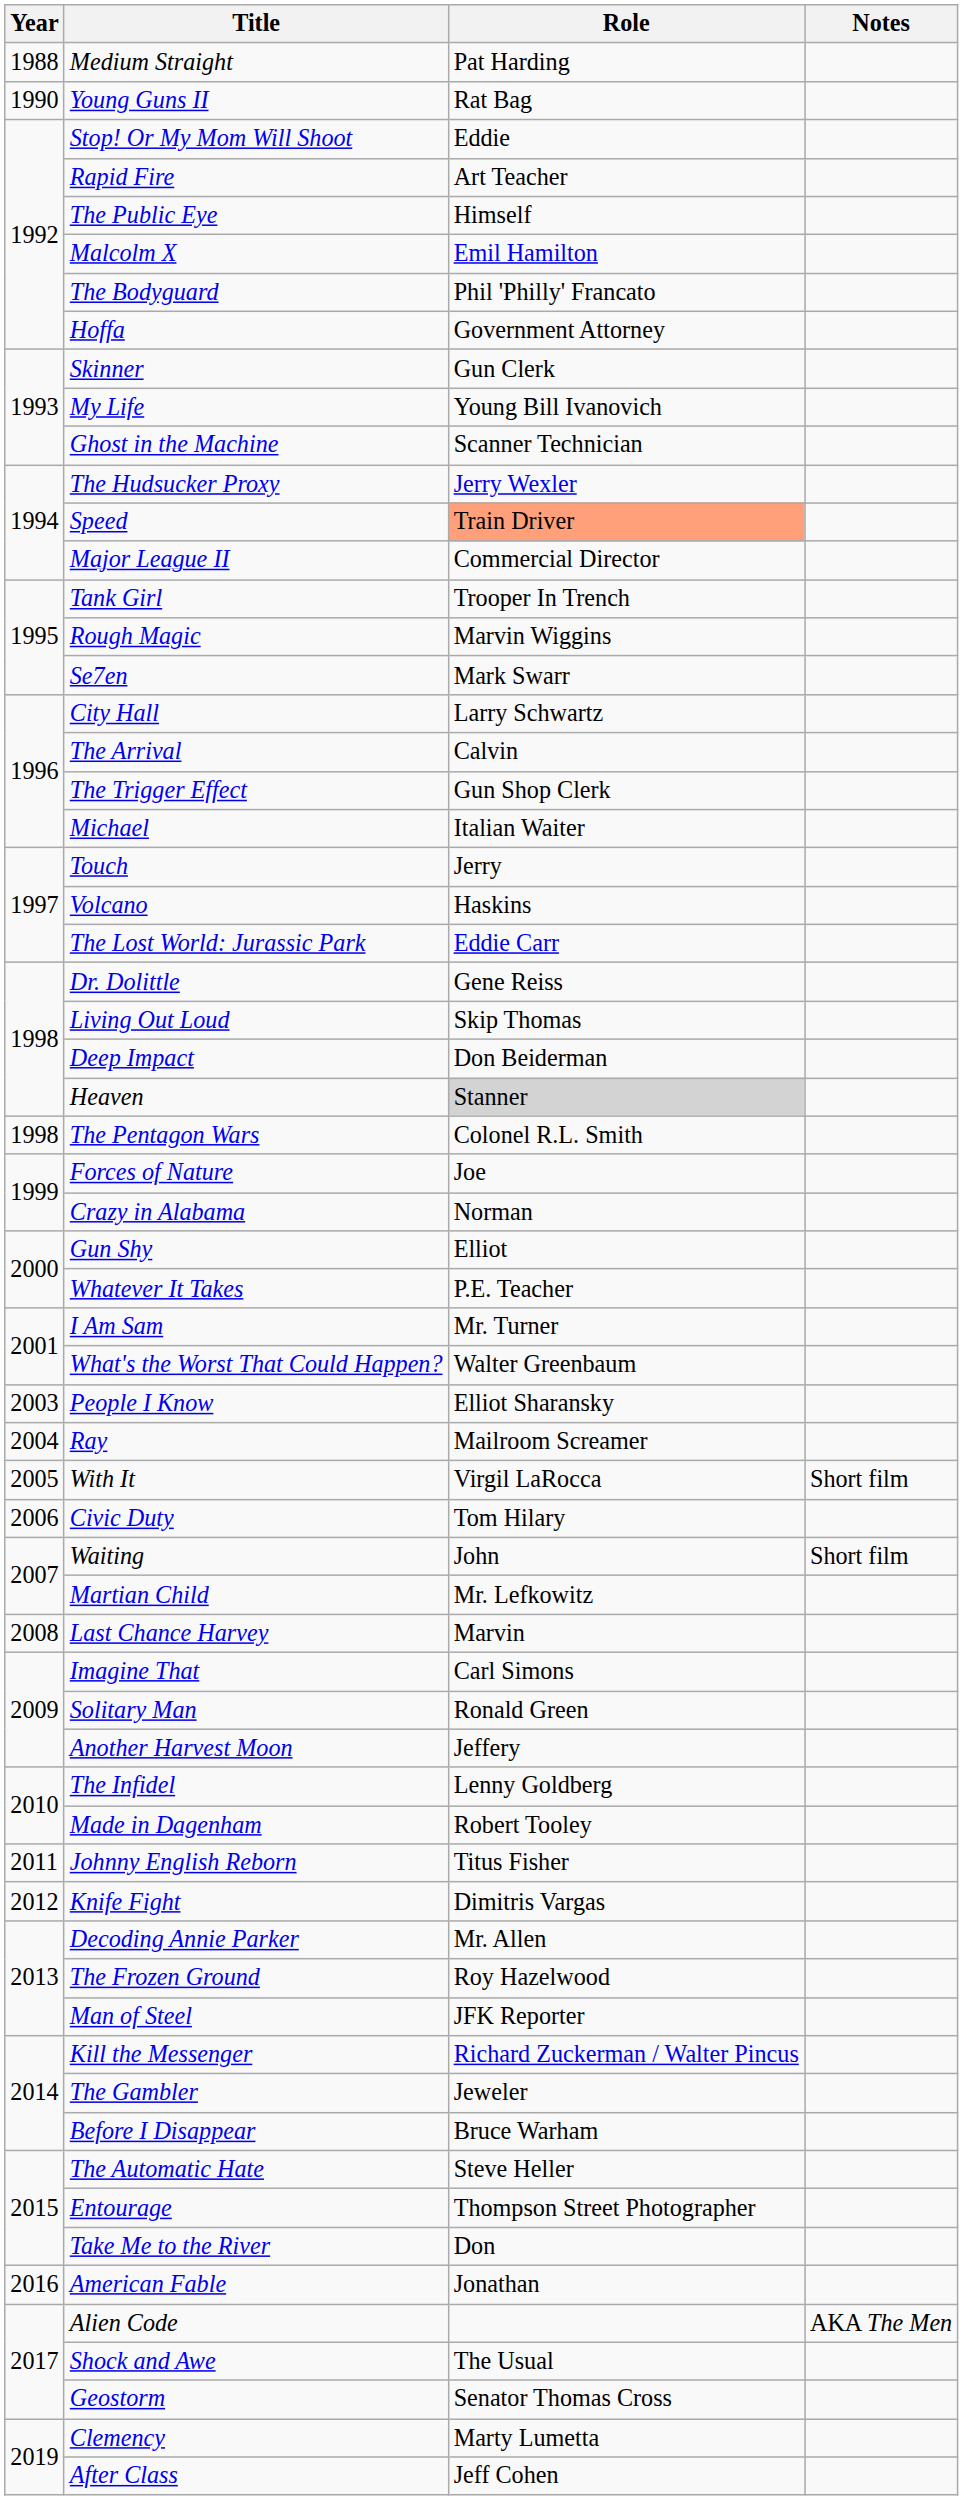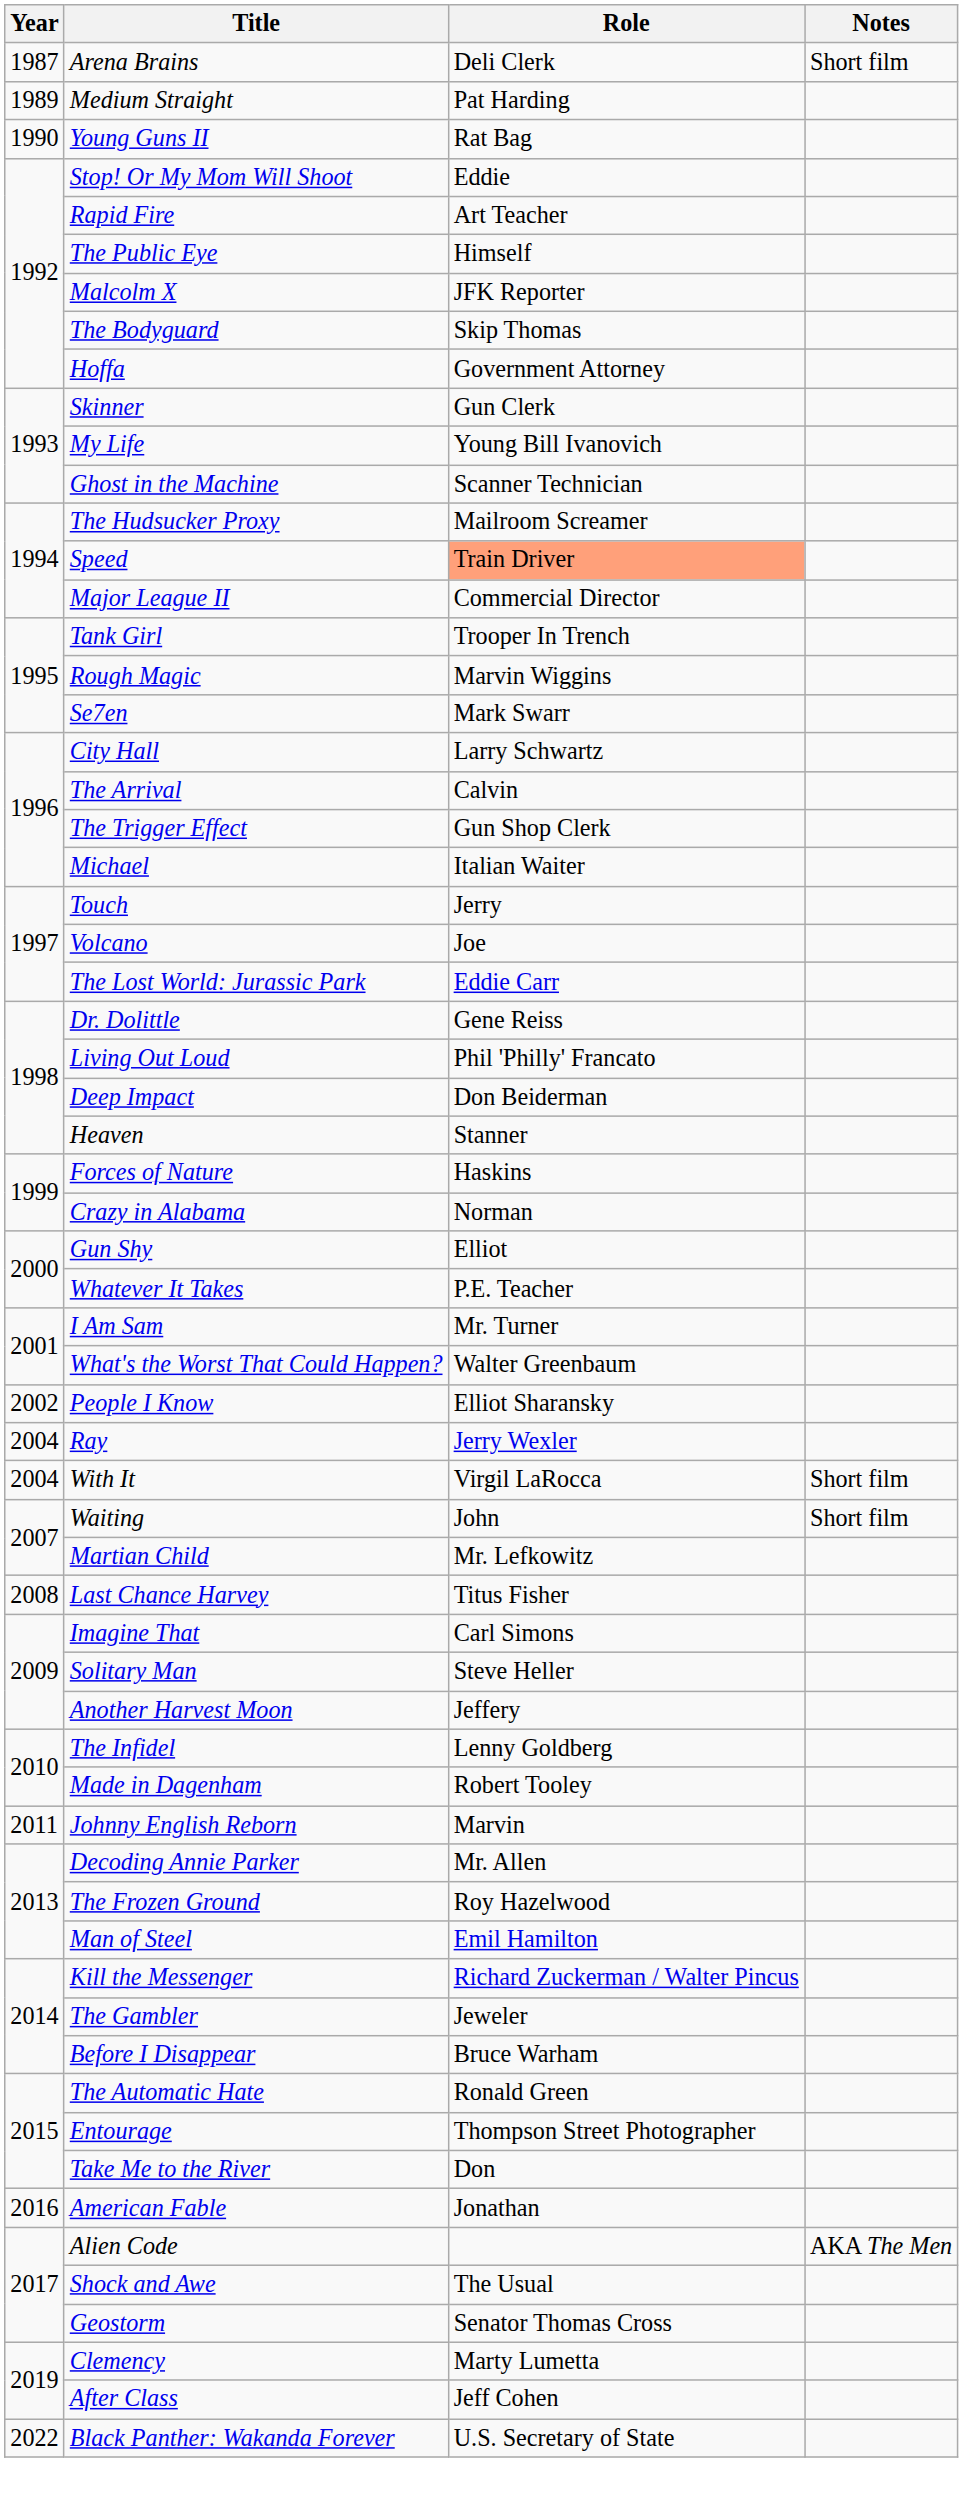+ row: (134, 61)
(34, 61) 1988 -> (34, 100) 1989
(526, 253) Emil Hamilton -> (519, 291) JFK Reporter
(555, 291) Phil 'Philly' Francato -> (518, 330) Skip Thomas
(515, 483) Jerry Wexler -> (551, 521) Mailroom Screamer
(493, 904) Haskins -> (470, 943) Joe
(518, 1019) Skip Thomas -> (555, 1058) Phil 'Philly' Francato
(491, 1096) lightgrey background -> (491, 1134) no background
- row: (165, 1134)
(470, 1173) Joe -> (493, 1173) Haskins
(34, 1403) 2003 -> (34, 1403) 2002
(551, 1441) Mailroom Screamer -> (515, 1441) Jerry Wexler
(34, 1479) 2005 -> (34, 1479) 2004
- row: (122, 1517)
(489, 1632) Marvin -> (511, 1594) Titus Fisher
(521, 1709) Ronald Green -> (514, 1671) Steve Heller
(511, 1862) Titus Fisher -> (489, 1824) Marvin
- row: (125, 1901)
(519, 2016) JFK Reporter -> (526, 1939) Emil Hamilton
(514, 2169) Steve Heller -> (521, 2092) Ronald Green
+ row: (232, 2437)
